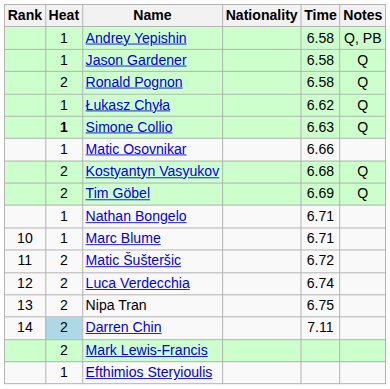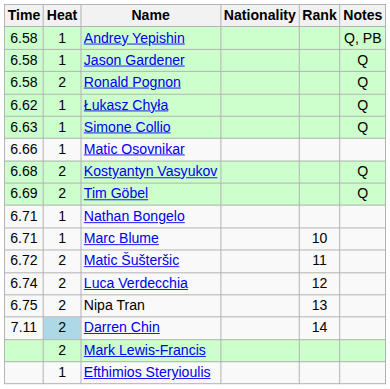columns swapped: (25, 15) <-> (320, 15)
(64, 127) bold -> (62, 127) normal
